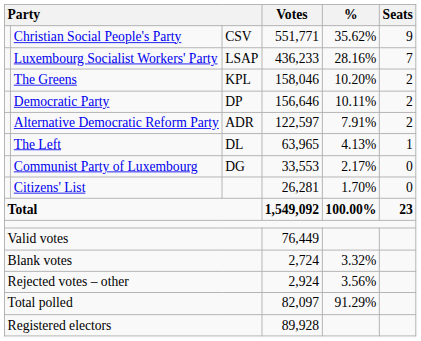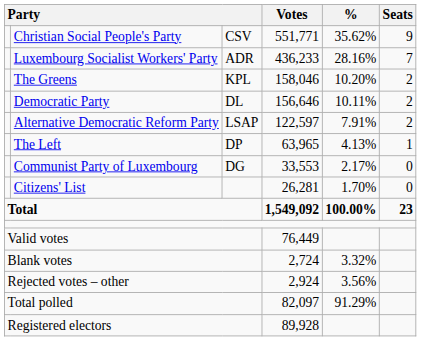(242, 58) LSAP -> (240, 58) ADR
(234, 101) DP -> (234, 101) DL
(240, 123) ADR -> (242, 123) LSAP
(234, 144) DL -> (234, 144) DP
